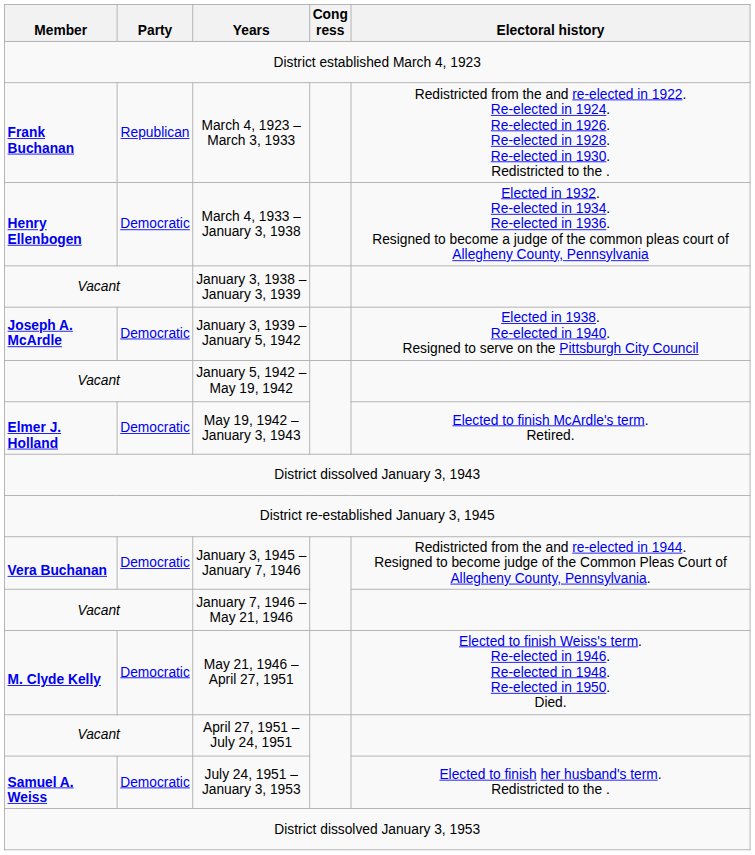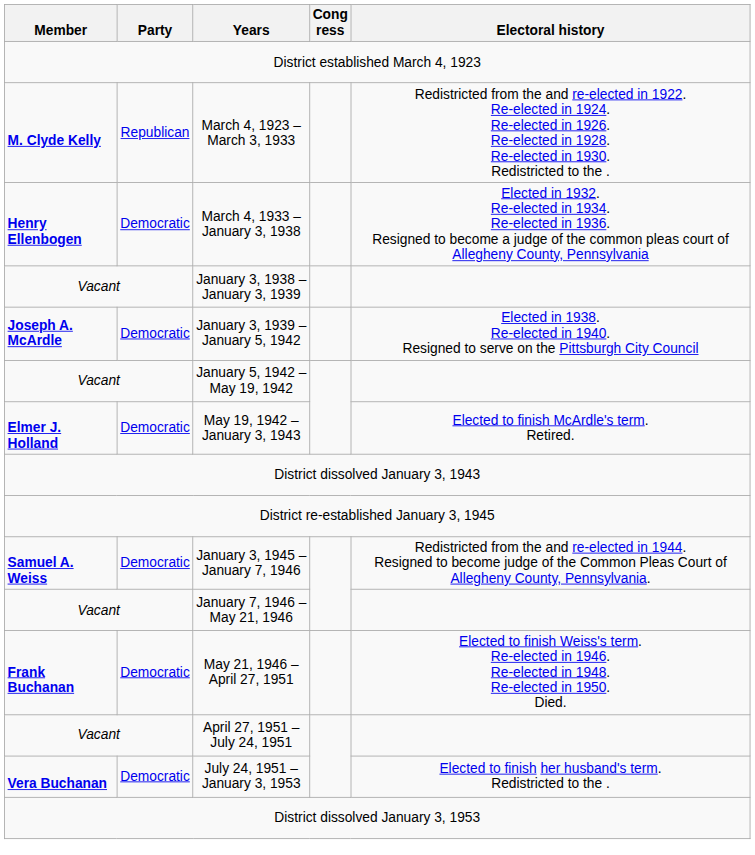(41, 140) Frank Buchanan -> (54, 140) M. Clyde Kelly
(57, 570) Vera Buchanan -> (41, 570) Samuel A. Weiss
(54, 680) M. Clyde Kelly -> (41, 680) Frank Buchanan
(41, 789) Samuel A. Weiss -> (57, 784) Vera Buchanan
